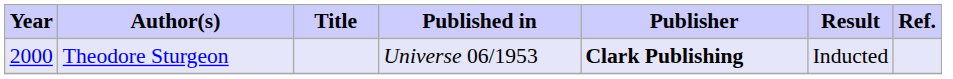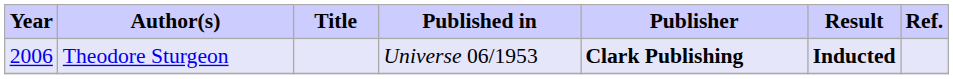(31, 55) 2000 -> (31, 55) 2006
(850, 55) normal -> (854, 55) bold
